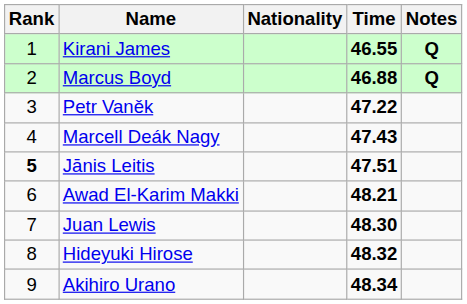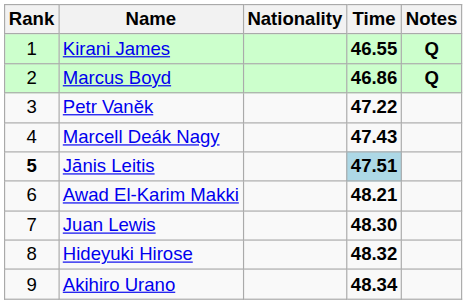(374, 78) 46.88 -> (374, 78) 46.86
(374, 166) no background -> (374, 166) lightblue background
